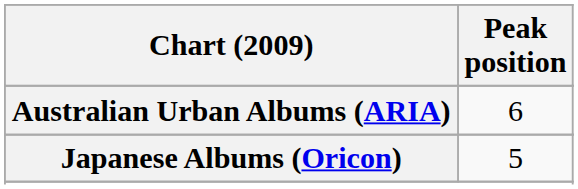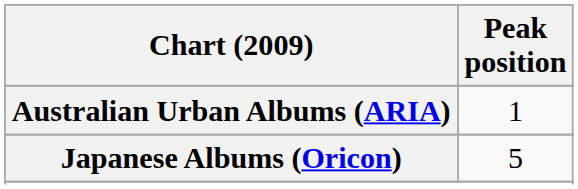(515, 109) 6 -> (515, 109) 1
